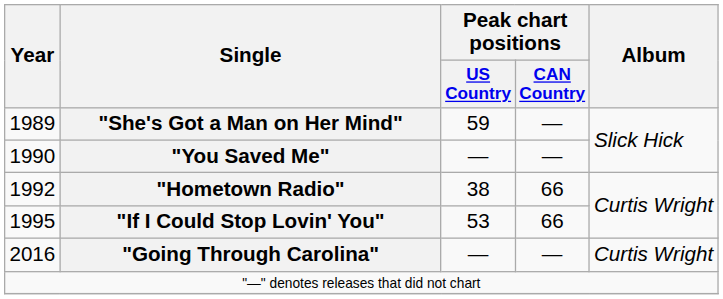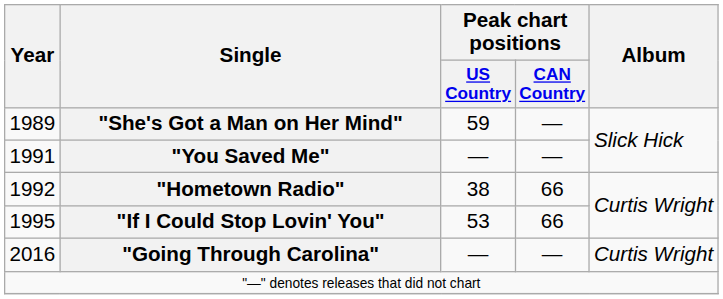(32, 156) 1990 -> (32, 156) 1991
